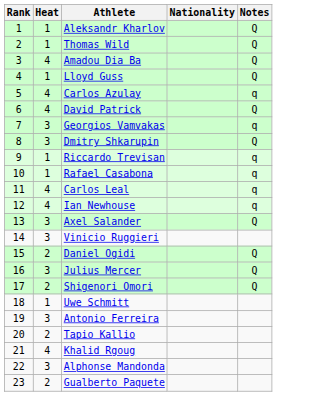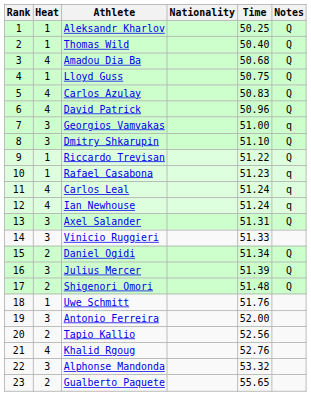+ column: (255, 12)
(255, 93) q -> (289, 93) Q
(255, 157) q -> (289, 157) Q
